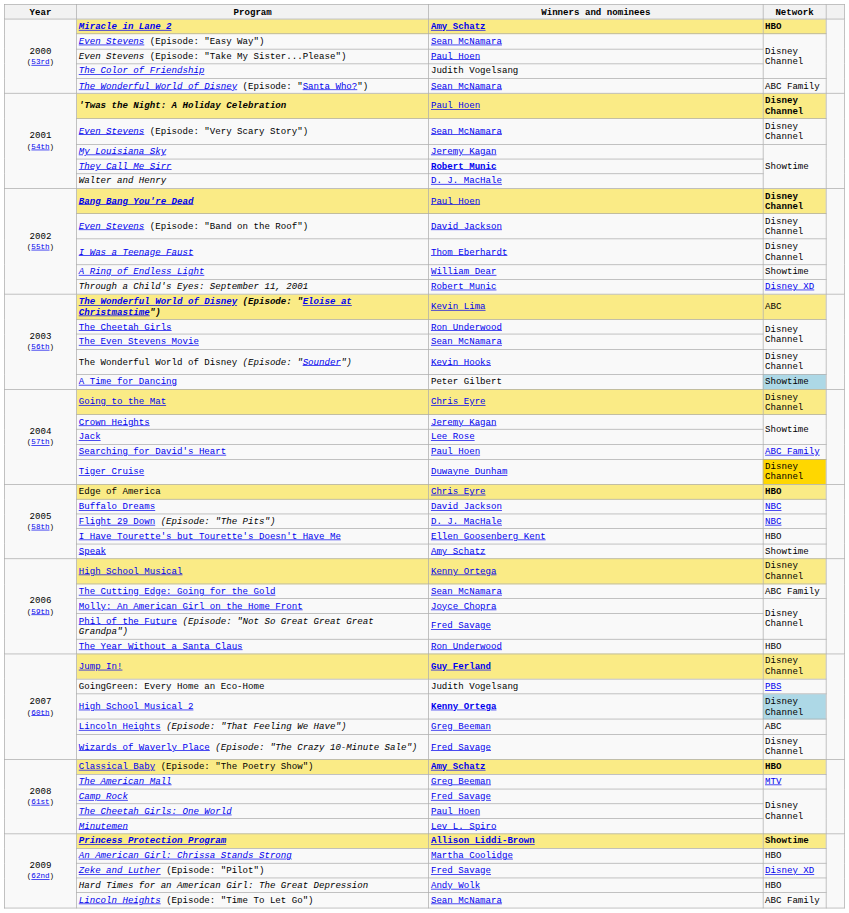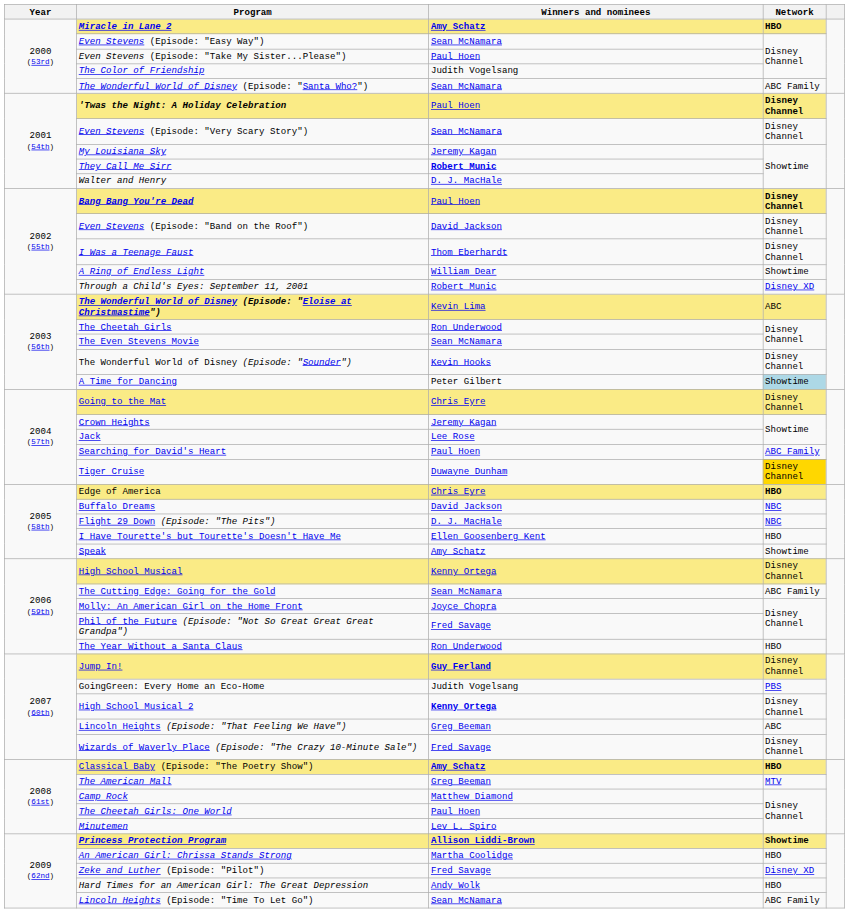(784, 707) lightblue background -> (784, 707) no background
(461, 797) Fred Savage -> (472, 797) Matthew Diamond
